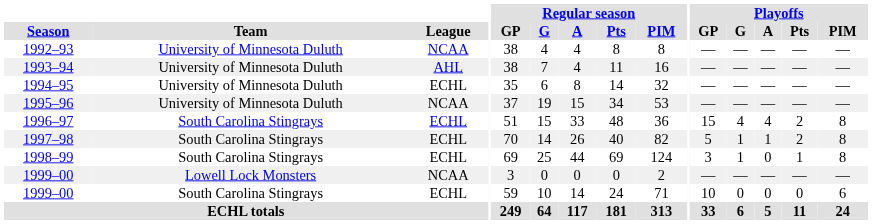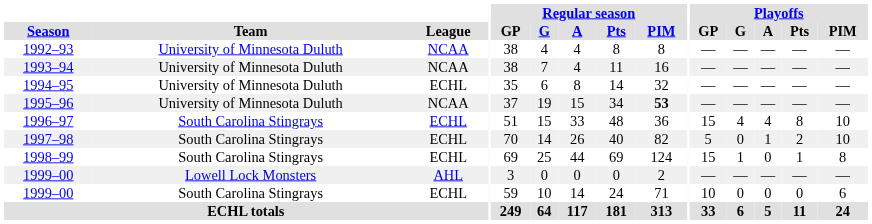(448, 67) AHL -> (448, 67) NCAA
(661, 103) normal -> (661, 103) bold
(800, 121) 2 -> (800, 121) 8
(843, 121) 8 -> (843, 121) 10
(740, 139) 1 -> (740, 139) 0
(843, 139) 8 -> (843, 139) 10
(708, 157) 3 -> (708, 157) 15
(448, 175) NCAA -> (448, 175) AHL
